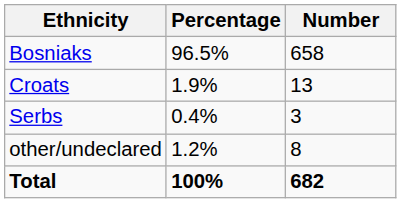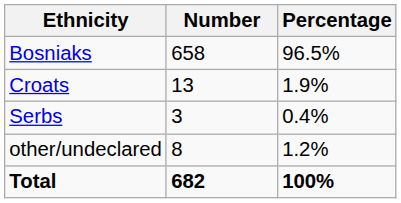columns swapped: (341, 20) <-> (226, 20)
